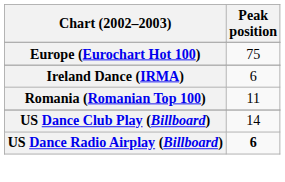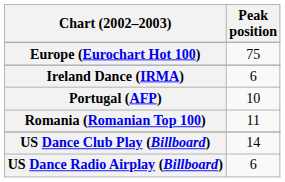+ row: (115, 98)
(253, 143) bold -> (253, 165) normal
